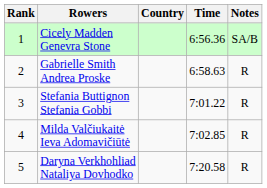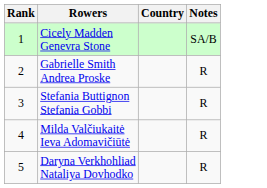- column: (207, 13)
